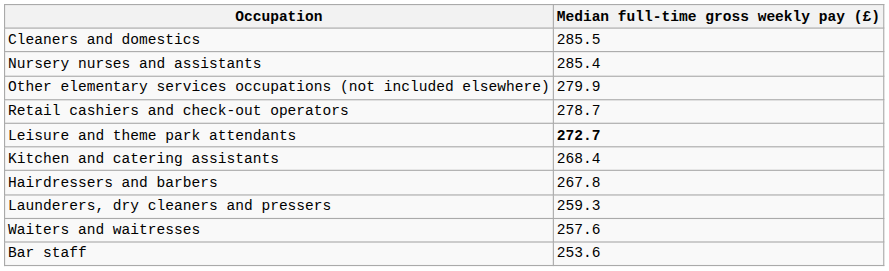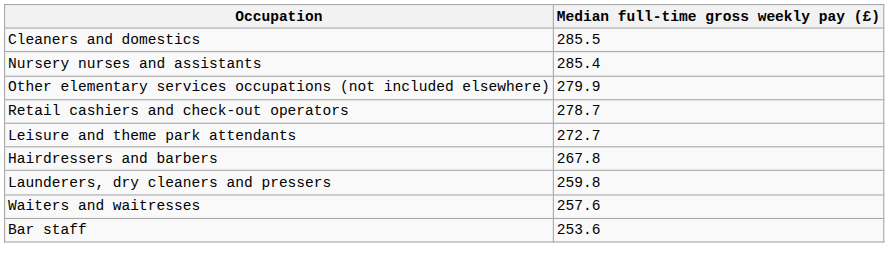(579, 135) bold -> (579, 135) normal
- row: (143, 159)
(579, 206) 259.3 -> (579, 183) 259.8
